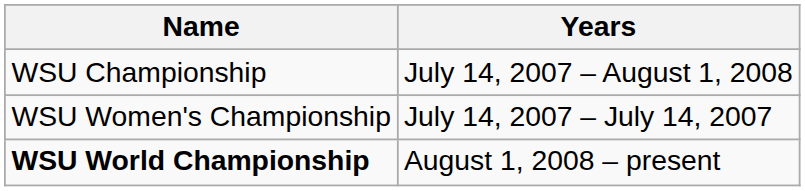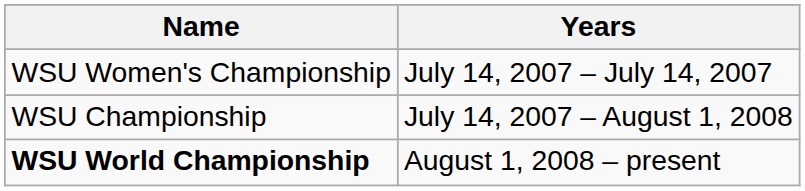rows swapped: (201, 116) <-> (139, 71)
